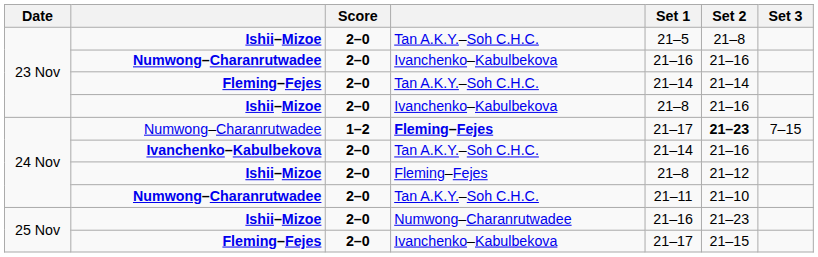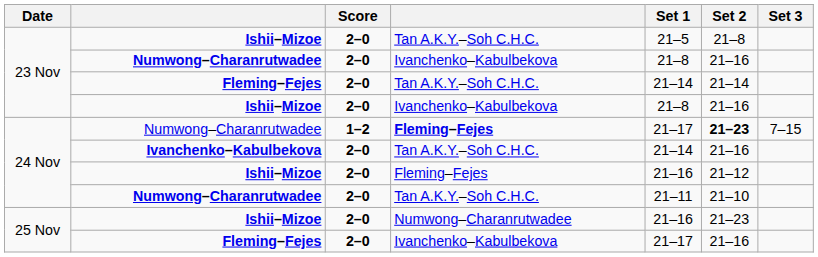(673, 61) 21–16 -> (673, 61) 21–8
(673, 174) 21–8 -> (673, 174) 21–16
(729, 241) 21–15 -> (729, 241) 21–16
